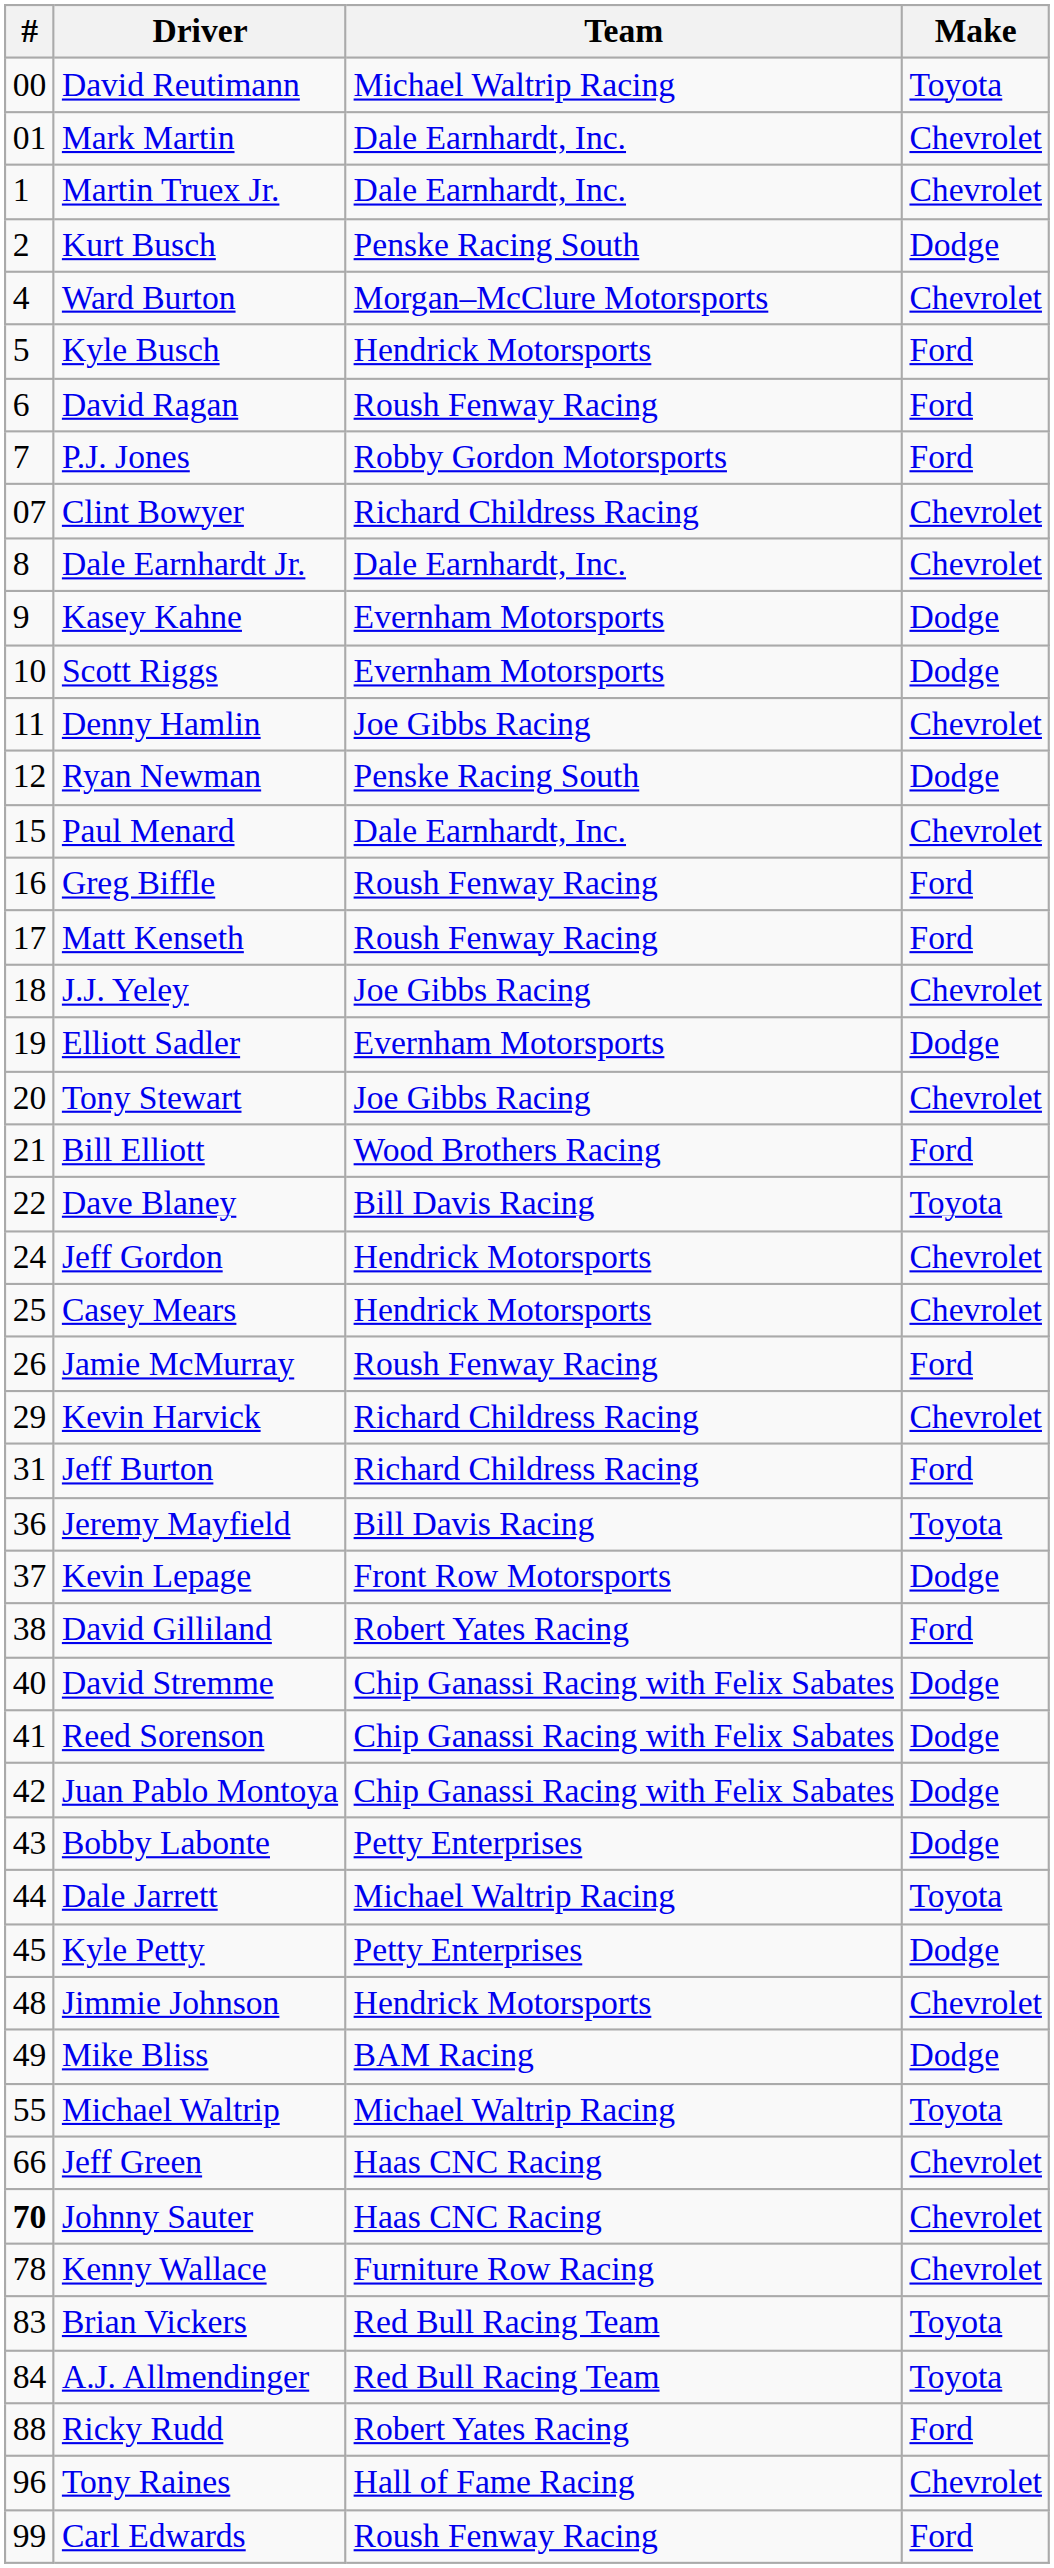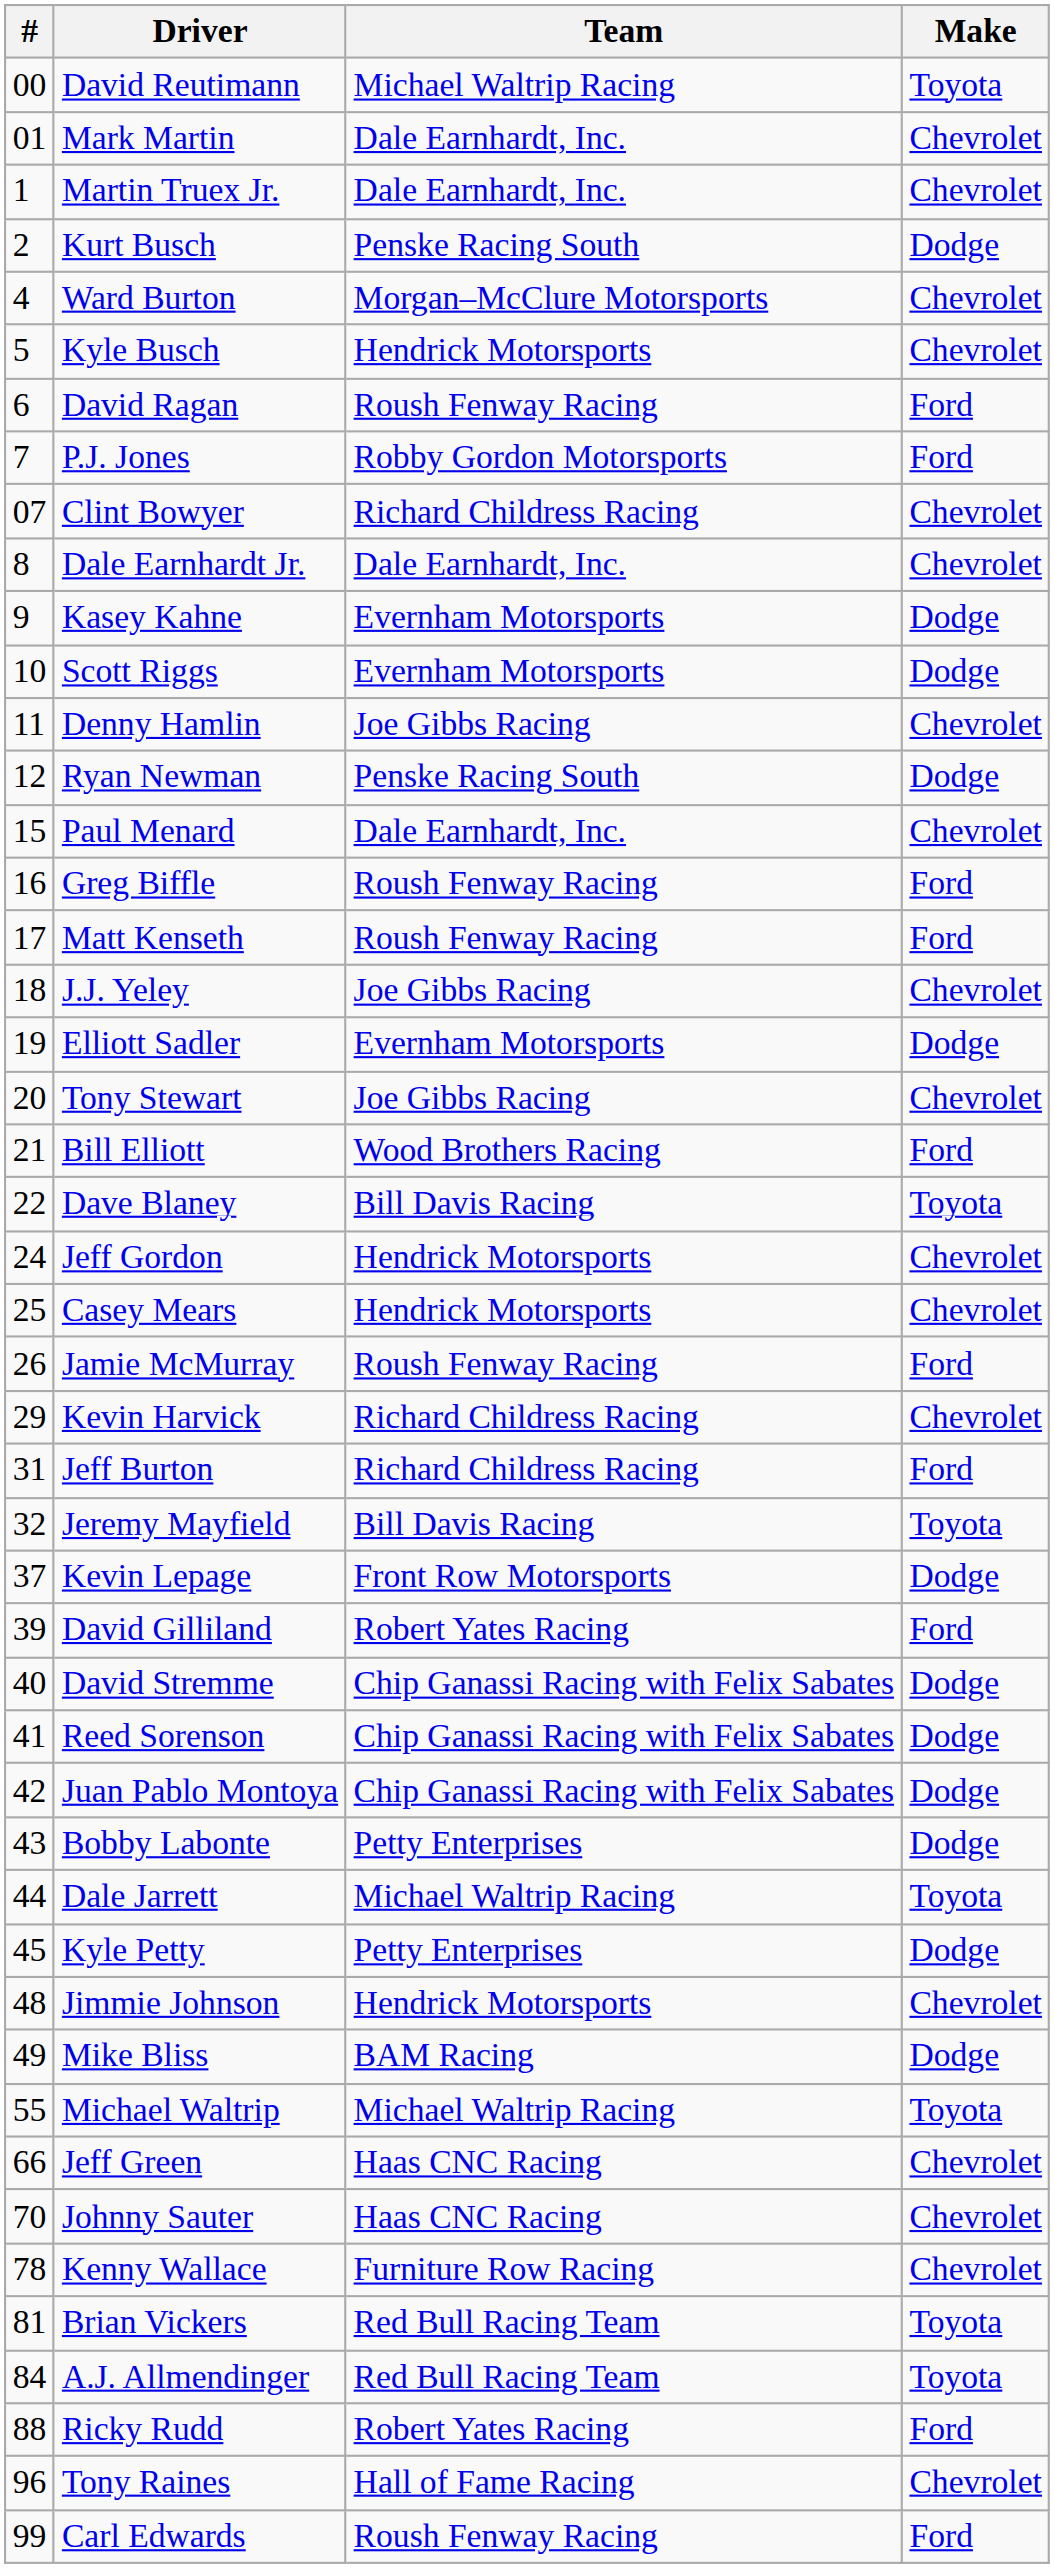(941, 350) Ford -> (976, 350) Chevrolet
(30, 1523) 36 -> (30, 1523) 32
(30, 1629) 38 -> (30, 1629) 39
(30, 2215) bold -> (30, 2215) normal
(30, 2322) 83 -> (30, 2322) 81
